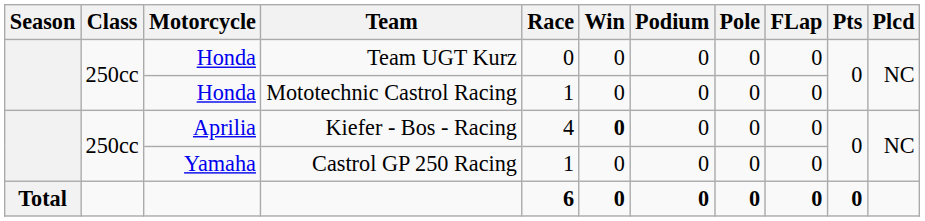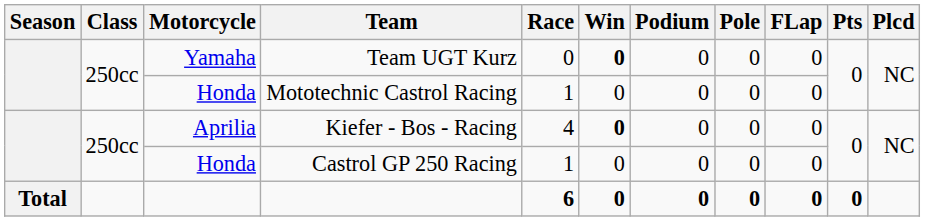(226, 57) Honda -> (220, 57) Yamaha
(619, 57) normal -> (619, 57) bold
(220, 163) Yamaha -> (226, 163) Honda
